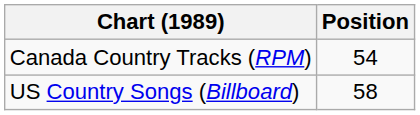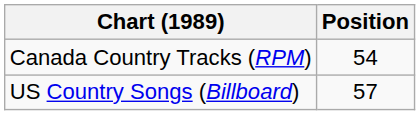(365, 92) 58 -> (365, 92) 57
